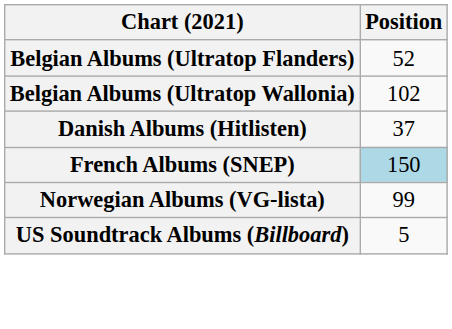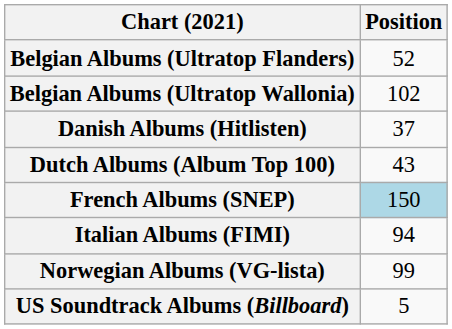+ row: (182, 164)
+ row: (182, 235)
